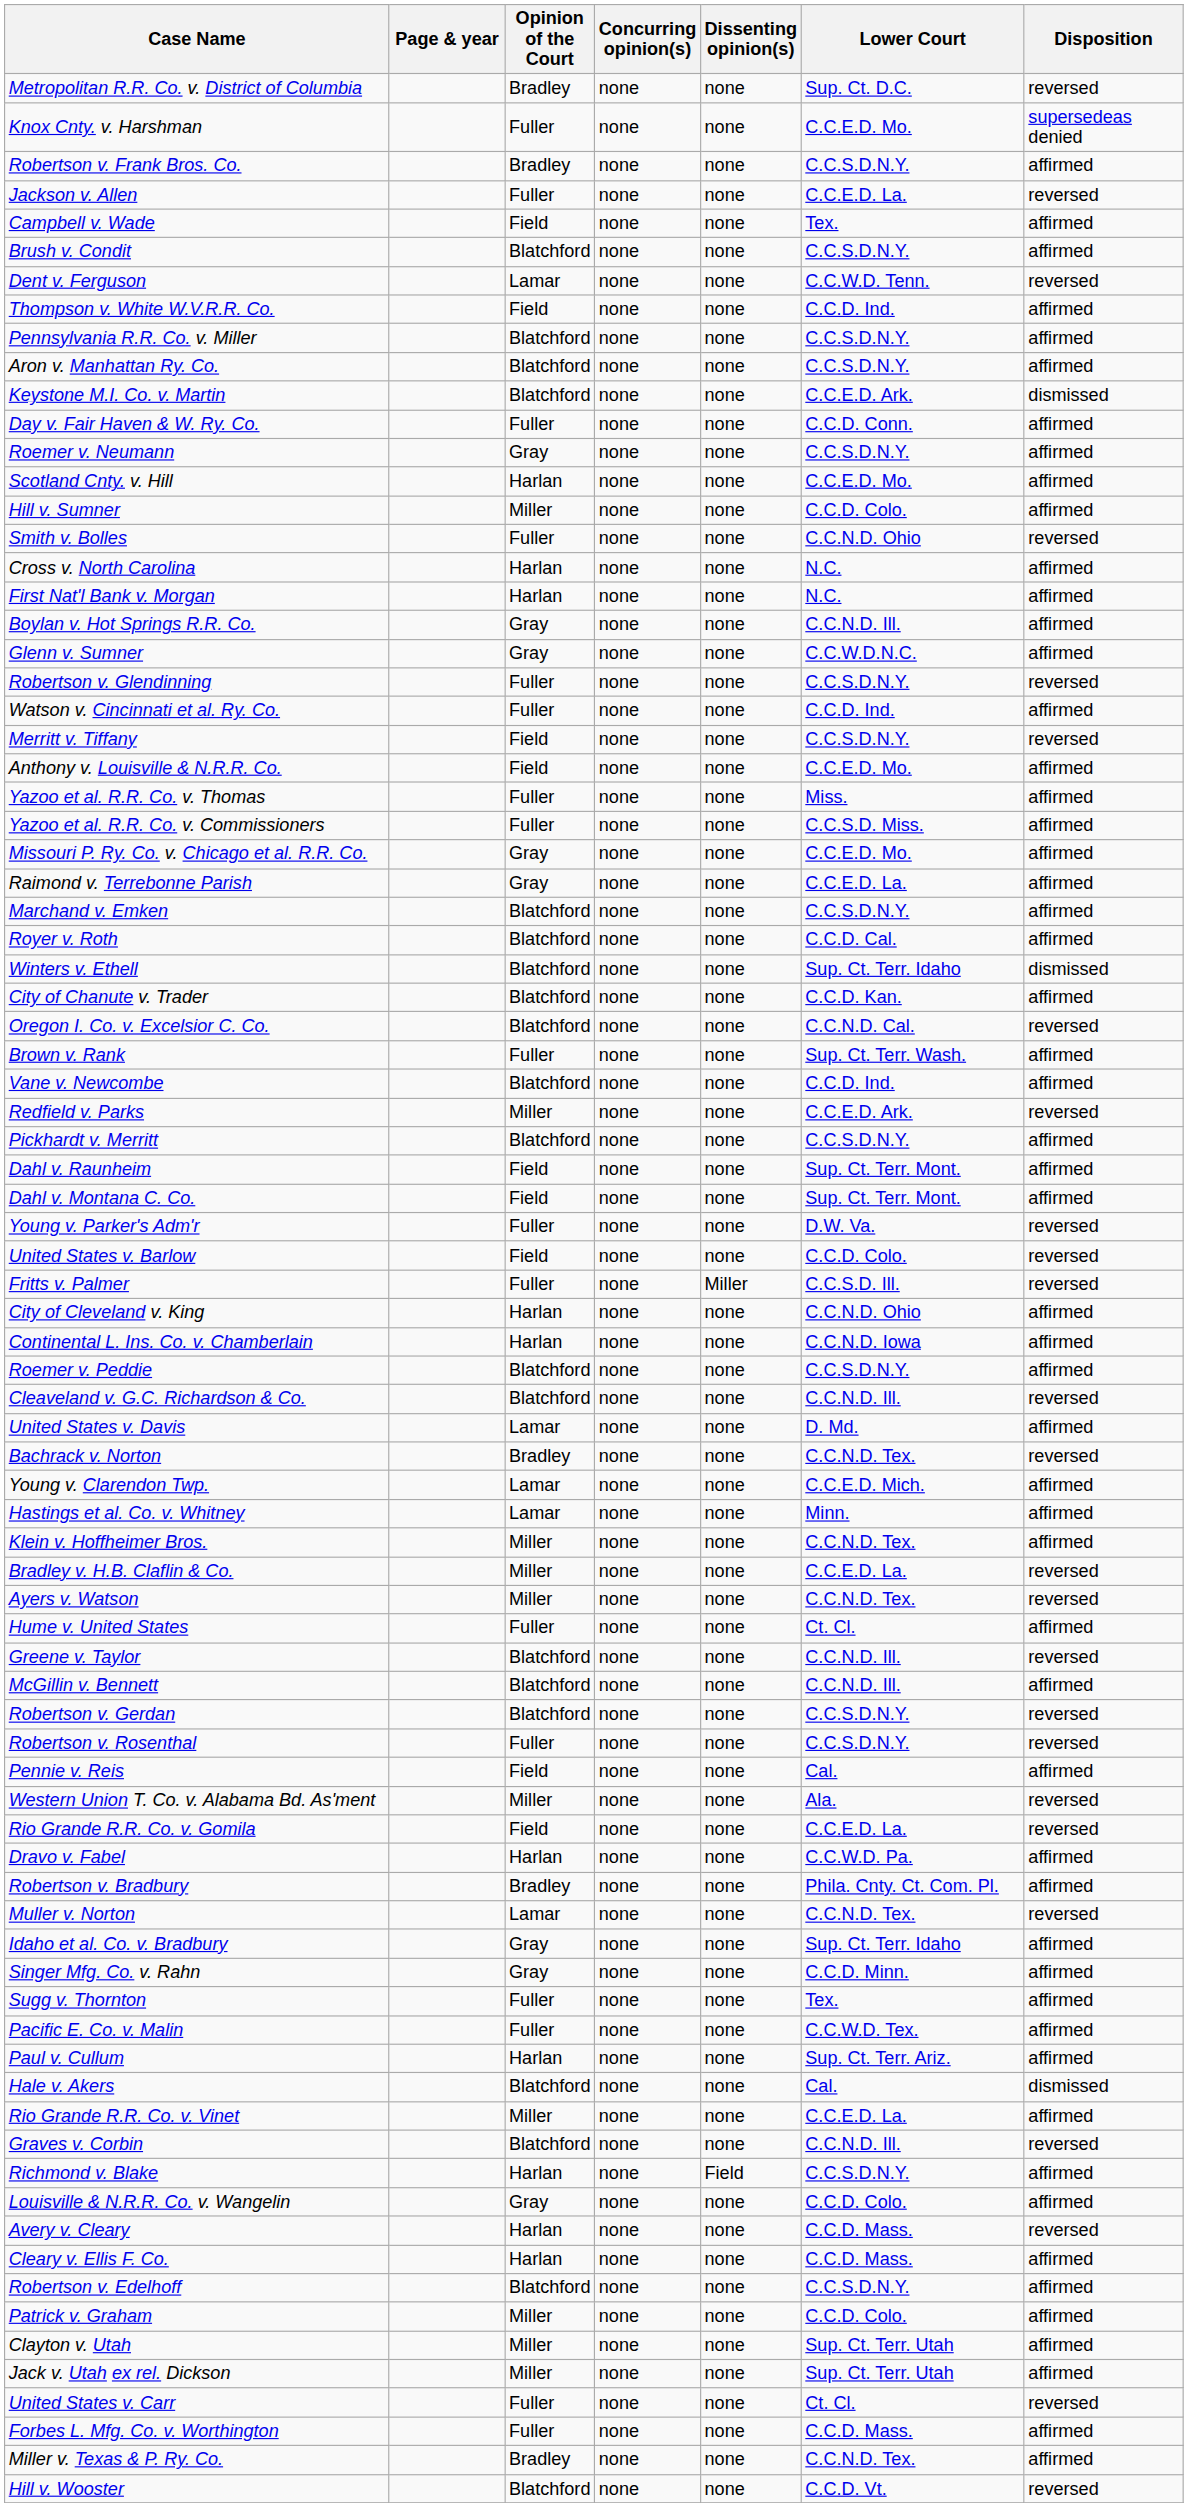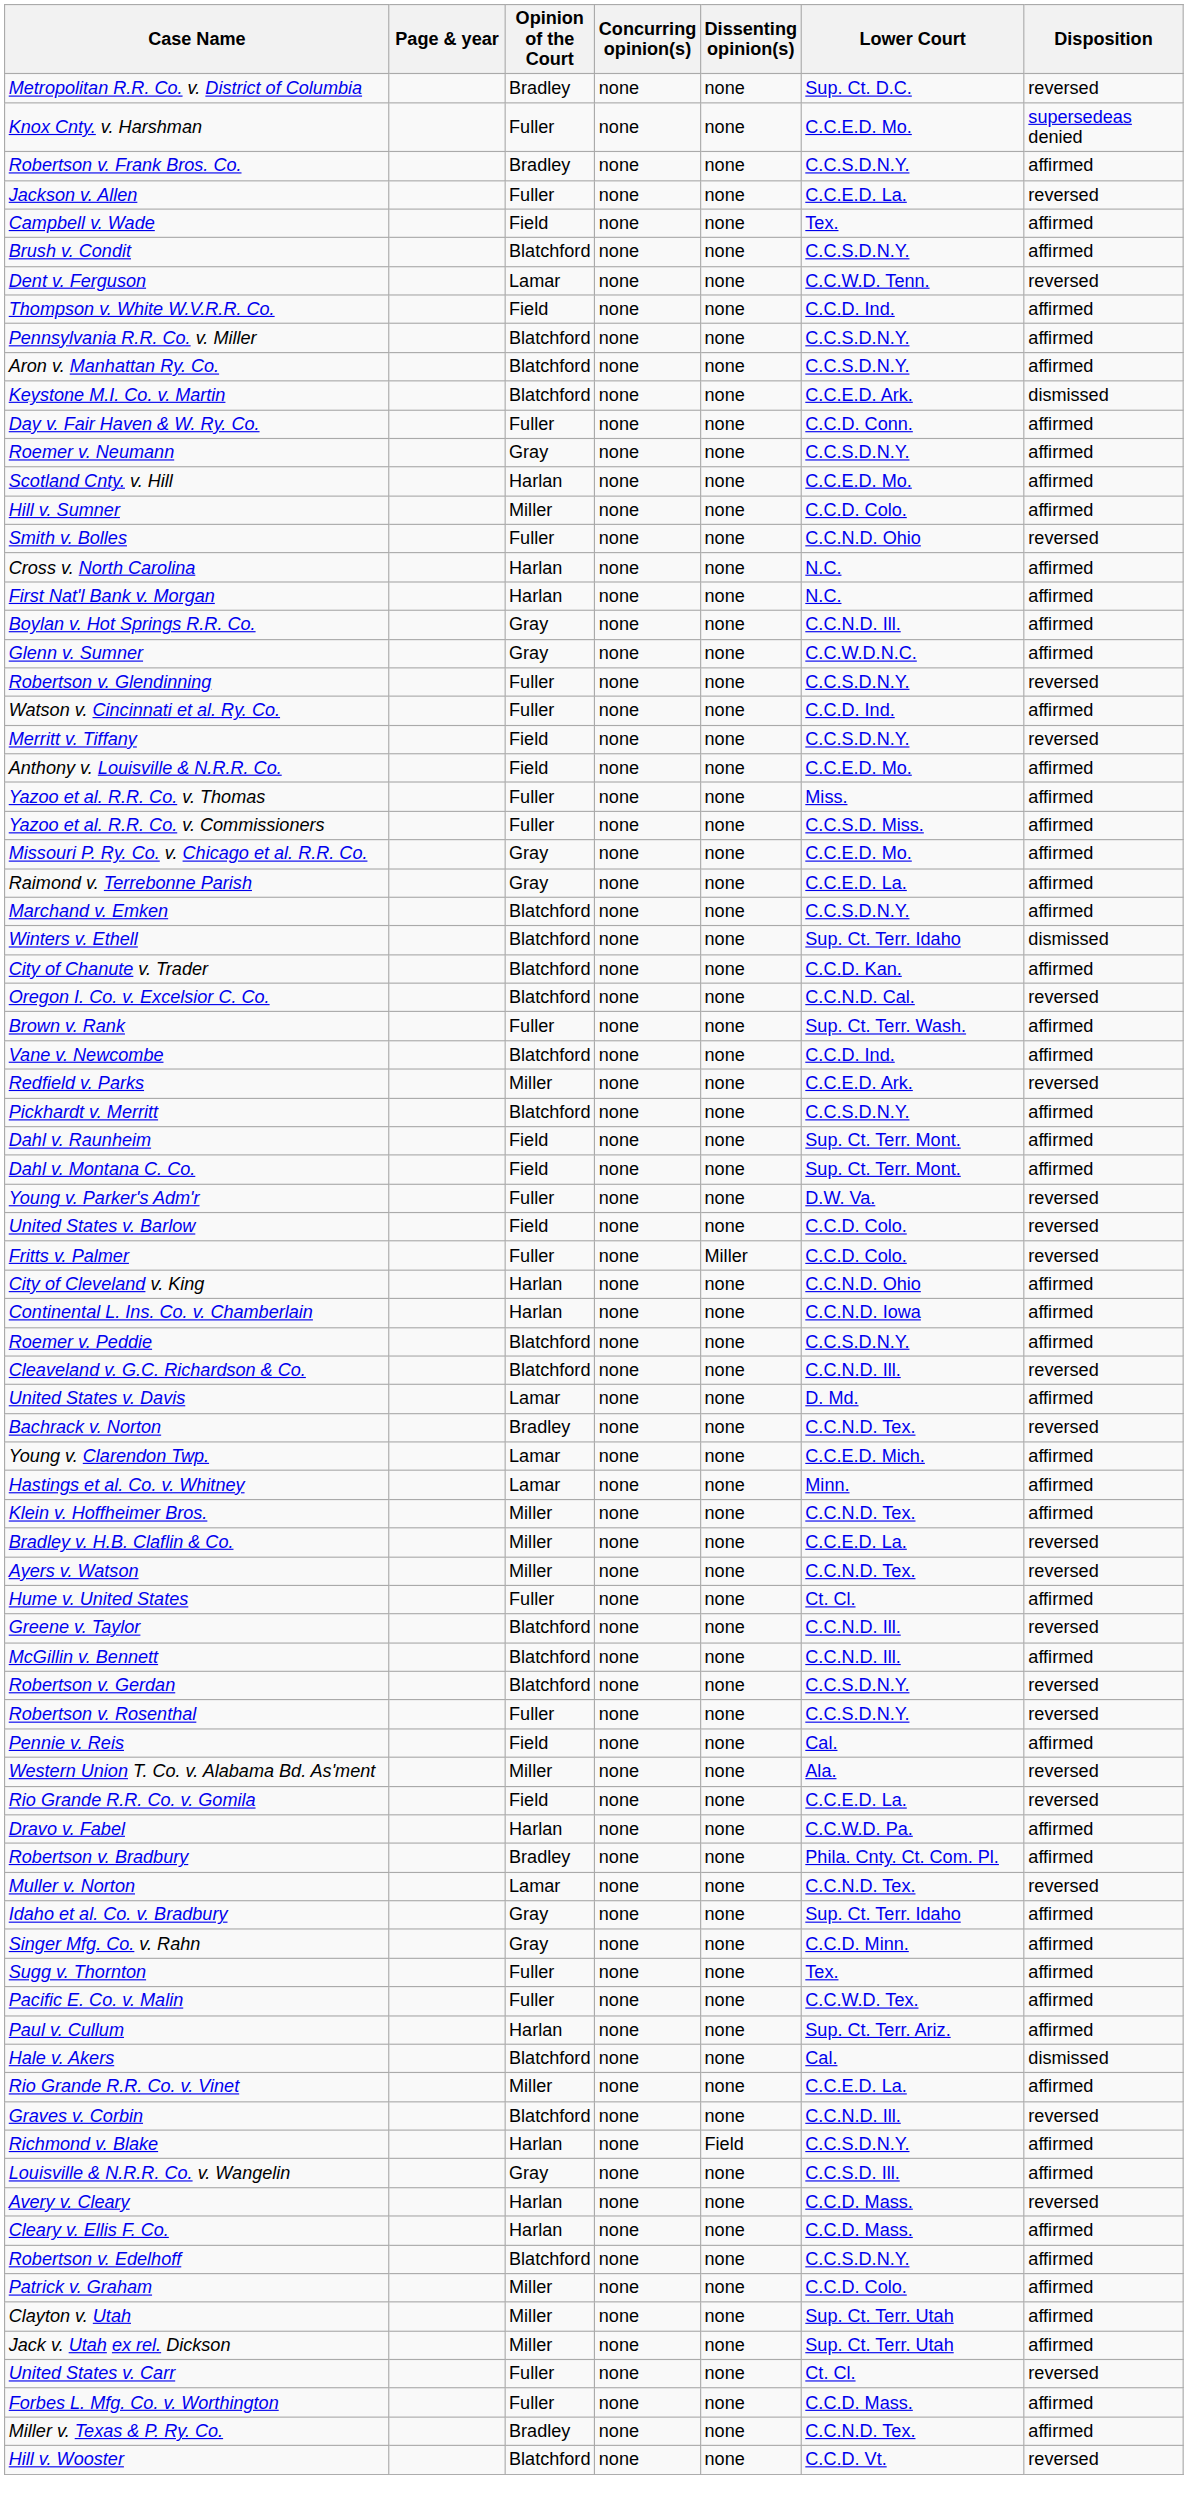- row: (63, 940)
(853, 1284) C.C.S.D. Ill. -> (856, 1255) C.C.D. Colo.
(856, 2201) C.C.D. Colo. -> (853, 2173) C.C.S.D. Ill.
